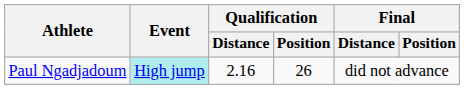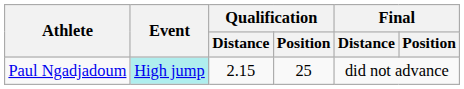(241, 71) 2.16 -> (241, 71) 2.15
(304, 71) 26 -> (304, 71) 25
